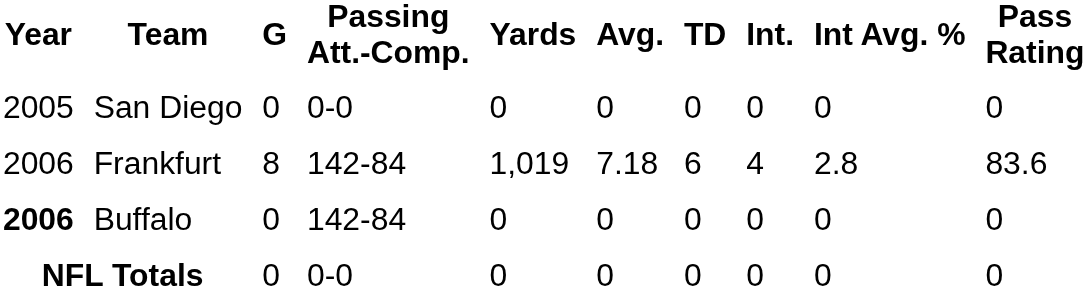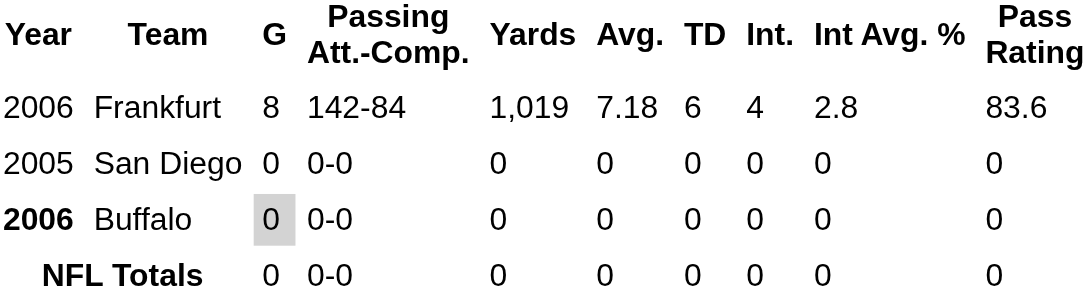rows swapped: (168, 107) <-> (157, 163)
(271, 219) no background -> (271, 219) lightgrey background
(357, 219) 142-84 -> (330, 219) 0-0
